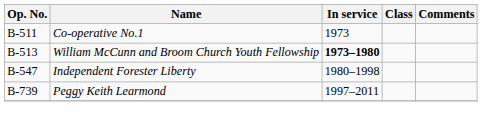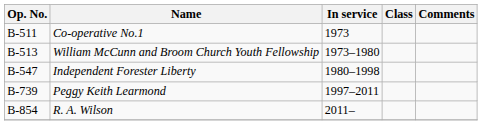(352, 52) bold -> (352, 52) normal
+ row: (83, 110)
